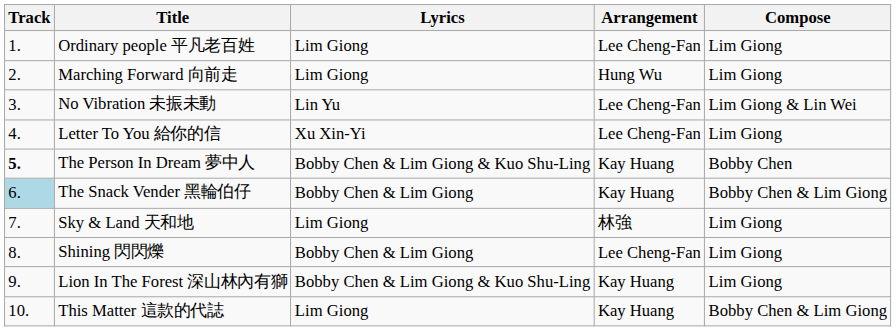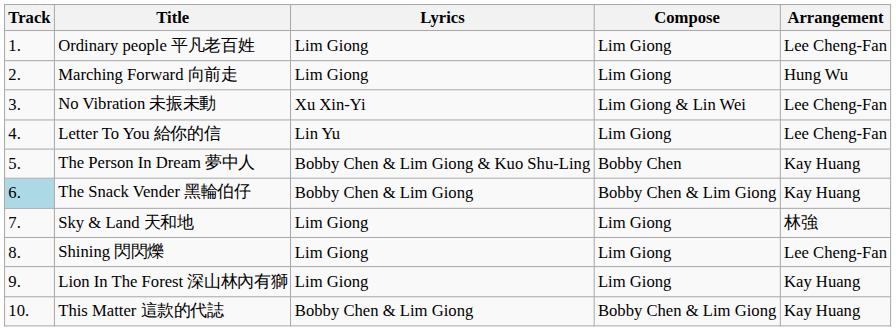columns swapped: (798, 17) <-> (649, 17)
(317, 104) Lin Yu -> (330, 104) Xu Xin-Yi
(330, 134) Xu Xin-Yi -> (317, 134) Lin Yu
(15, 163) bold -> (15, 163) normal
(384, 252) Bobby Chen & Lim Giong -> (332, 252) Lim Giong
(443, 281) Bobby Chen & Lim Giong & Kuo Shu-Ling -> (332, 281) Lim Giong
(332, 311) Lim Giong -> (384, 311) Bobby Chen & Lim Giong
